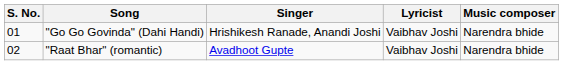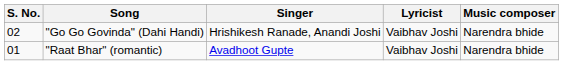(14, 32) 01 -> (14, 32) 02
(14, 50) 02 -> (14, 50) 01
